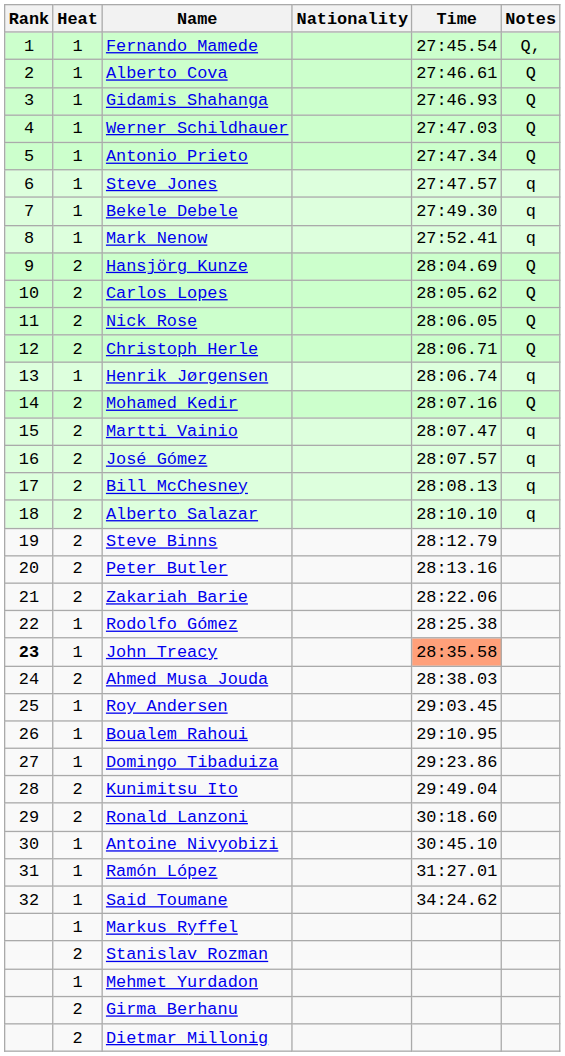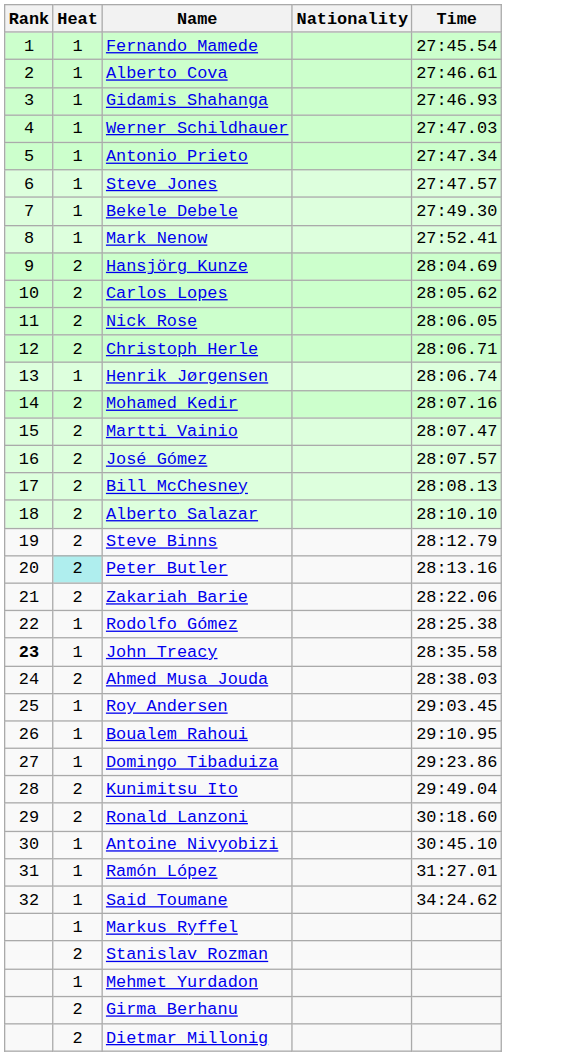- column: (531, 18)
(78, 569) no background -> (78, 569) paleturquoise background
(457, 652) lightsalmon background -> (457, 652) no background
